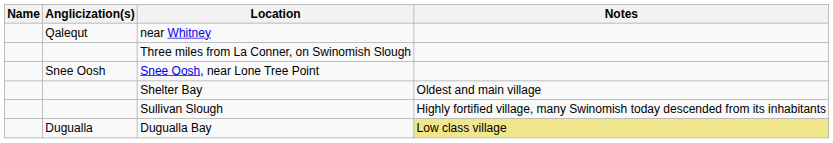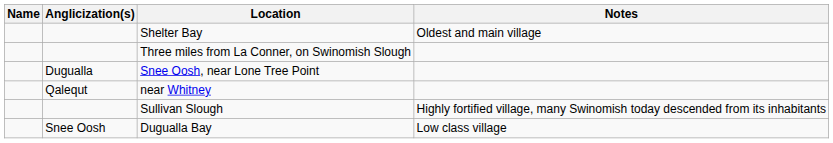rows swapped: (176, 33) <-> (171, 90)
(75, 71) Snee Oosh -> (69, 71) Dugualla
(69, 128) Dugualla -> (75, 128) Snee Oosh
(462, 128) khaki background -> (462, 128) no background
